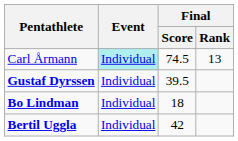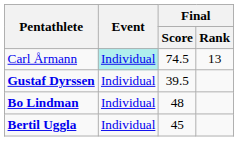(177, 103) 18 -> (177, 103) 48
(177, 125) 42 -> (177, 125) 45
